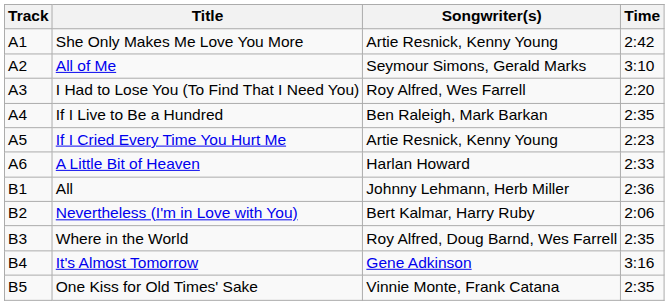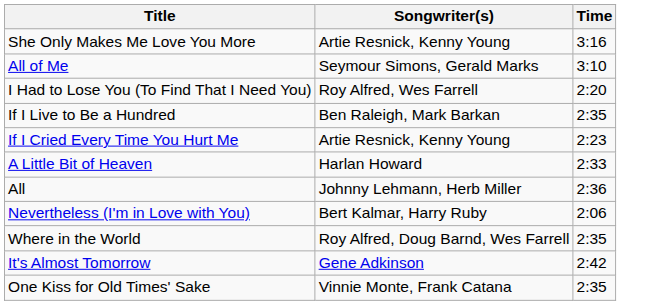- column: (28, 16)
(639, 41) 2:42 -> (592, 41) 3:16
(639, 262) 3:16 -> (592, 262) 2:42
